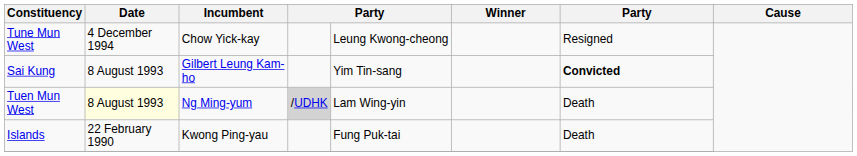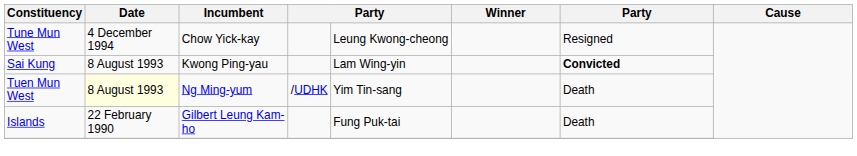(233, 71) Gilbert Leung Kam-ho -> (225, 64) Kwong Ping-yau
(368, 71) Yim Tin-sang -> (369, 64) Lam Wing-yin
(309, 103) lightgrey background -> (309, 90) no background
(369, 103) Lam Wing-yin -> (368, 90) Yim Tin-sang
(225, 135) Kwong Ping-yau -> (233, 122) Gilbert Leung Kam-ho
